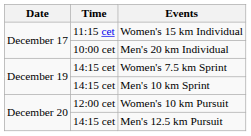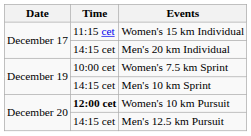(94, 49) 10:00 cet -> (94, 49) 14:15 cet
(94, 67) 14:15 cet -> (94, 67) 10:00 cet
(94, 103) normal -> (95, 103) bold
